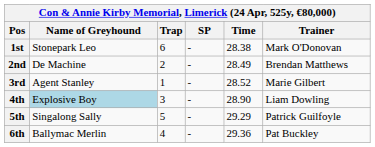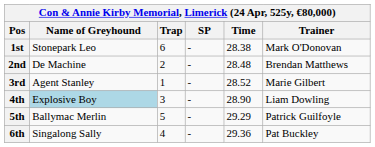(239, 64) 28.49 -> (239, 64) 28.48
(67, 116) Singalong Sally -> (69, 116) Ballymac Merlin
(69, 133) Ballymac Merlin -> (67, 133) Singalong Sally
